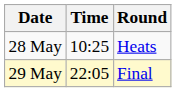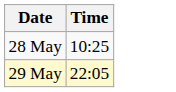- column: (142, 18)
